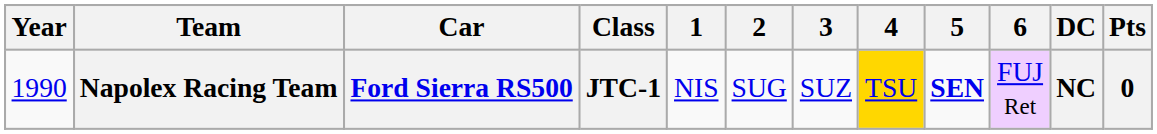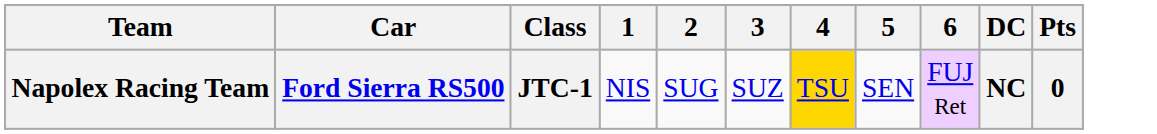- column: (39, 26)
(957, 88) bold -> (888, 88) normal
